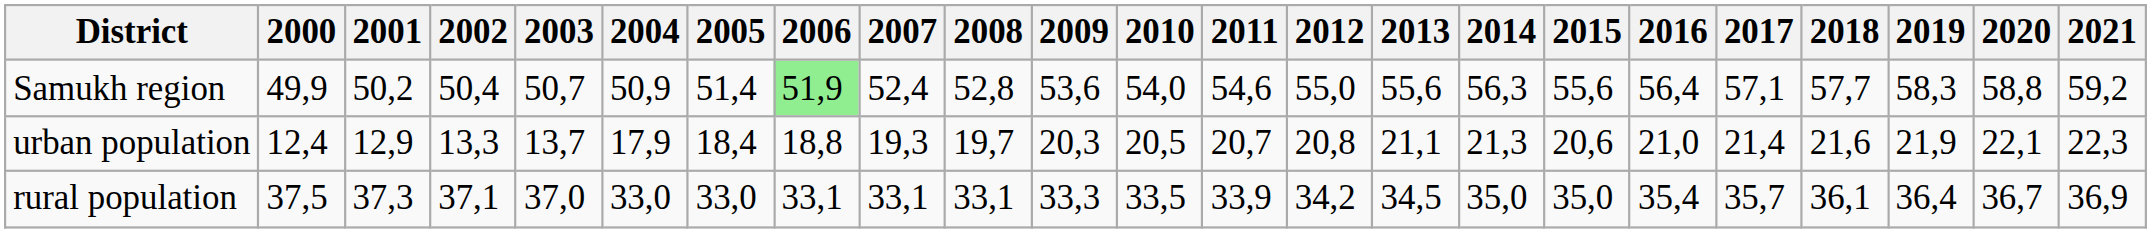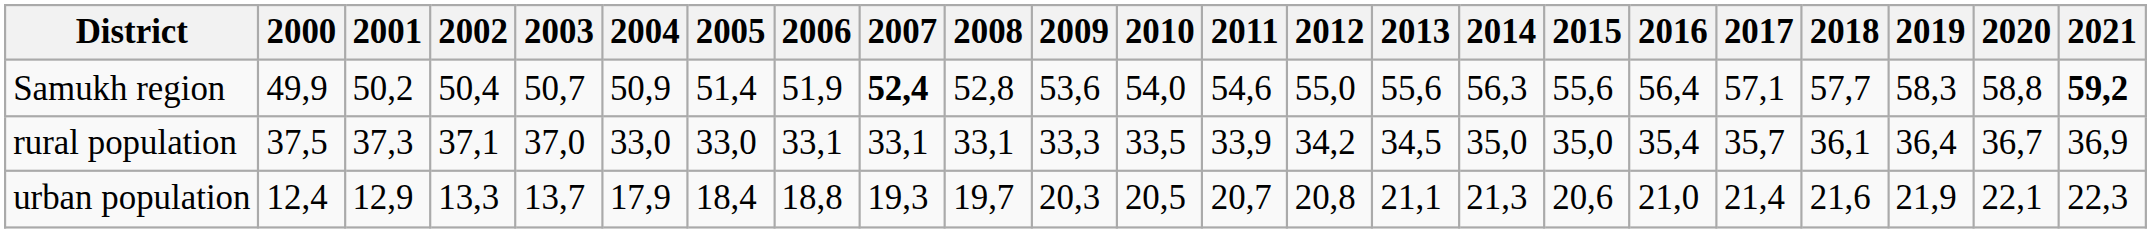(812, 87) lightgreen background -> (812, 87) no background
(898, 87) normal -> (898, 87) bold
(2098, 87) normal -> (2098, 87) bold
rows swapped: (132, 142) <-> (125, 198)
